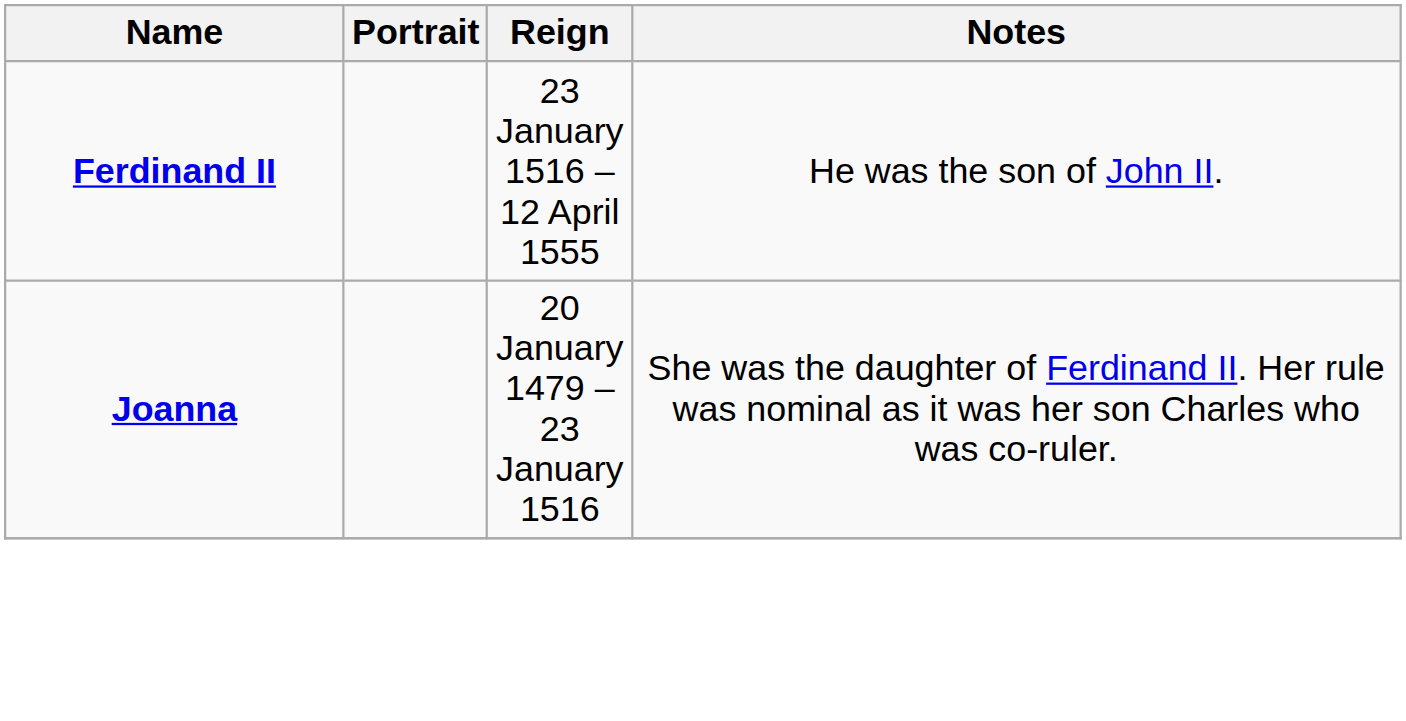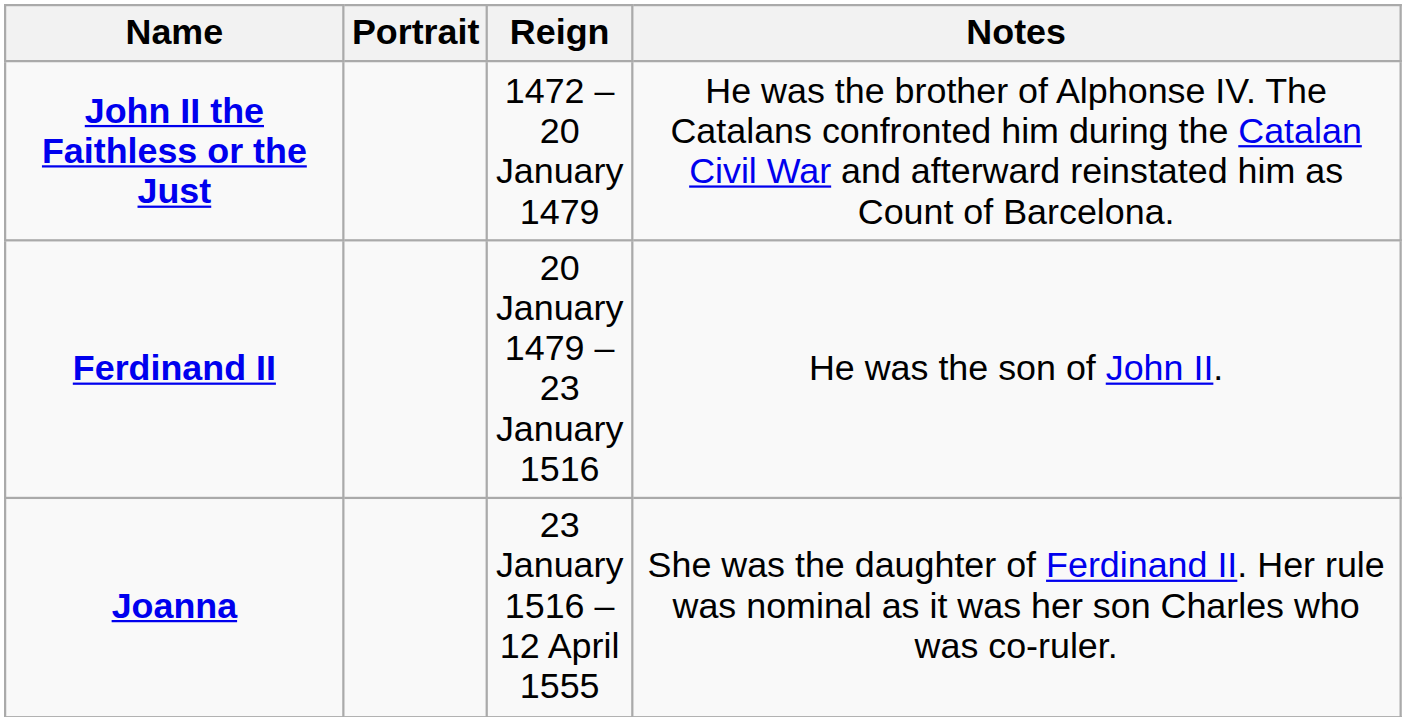+ row: (174, 150)
(560, 170) 23 January 1516 – 12 April 1555 -> (560, 368) 20 January 1479 – 23 January 1516
(560, 408) 20 January 1479 – 23 January 1516 -> (560, 606) 23 January 1516 – 12 April 1555
